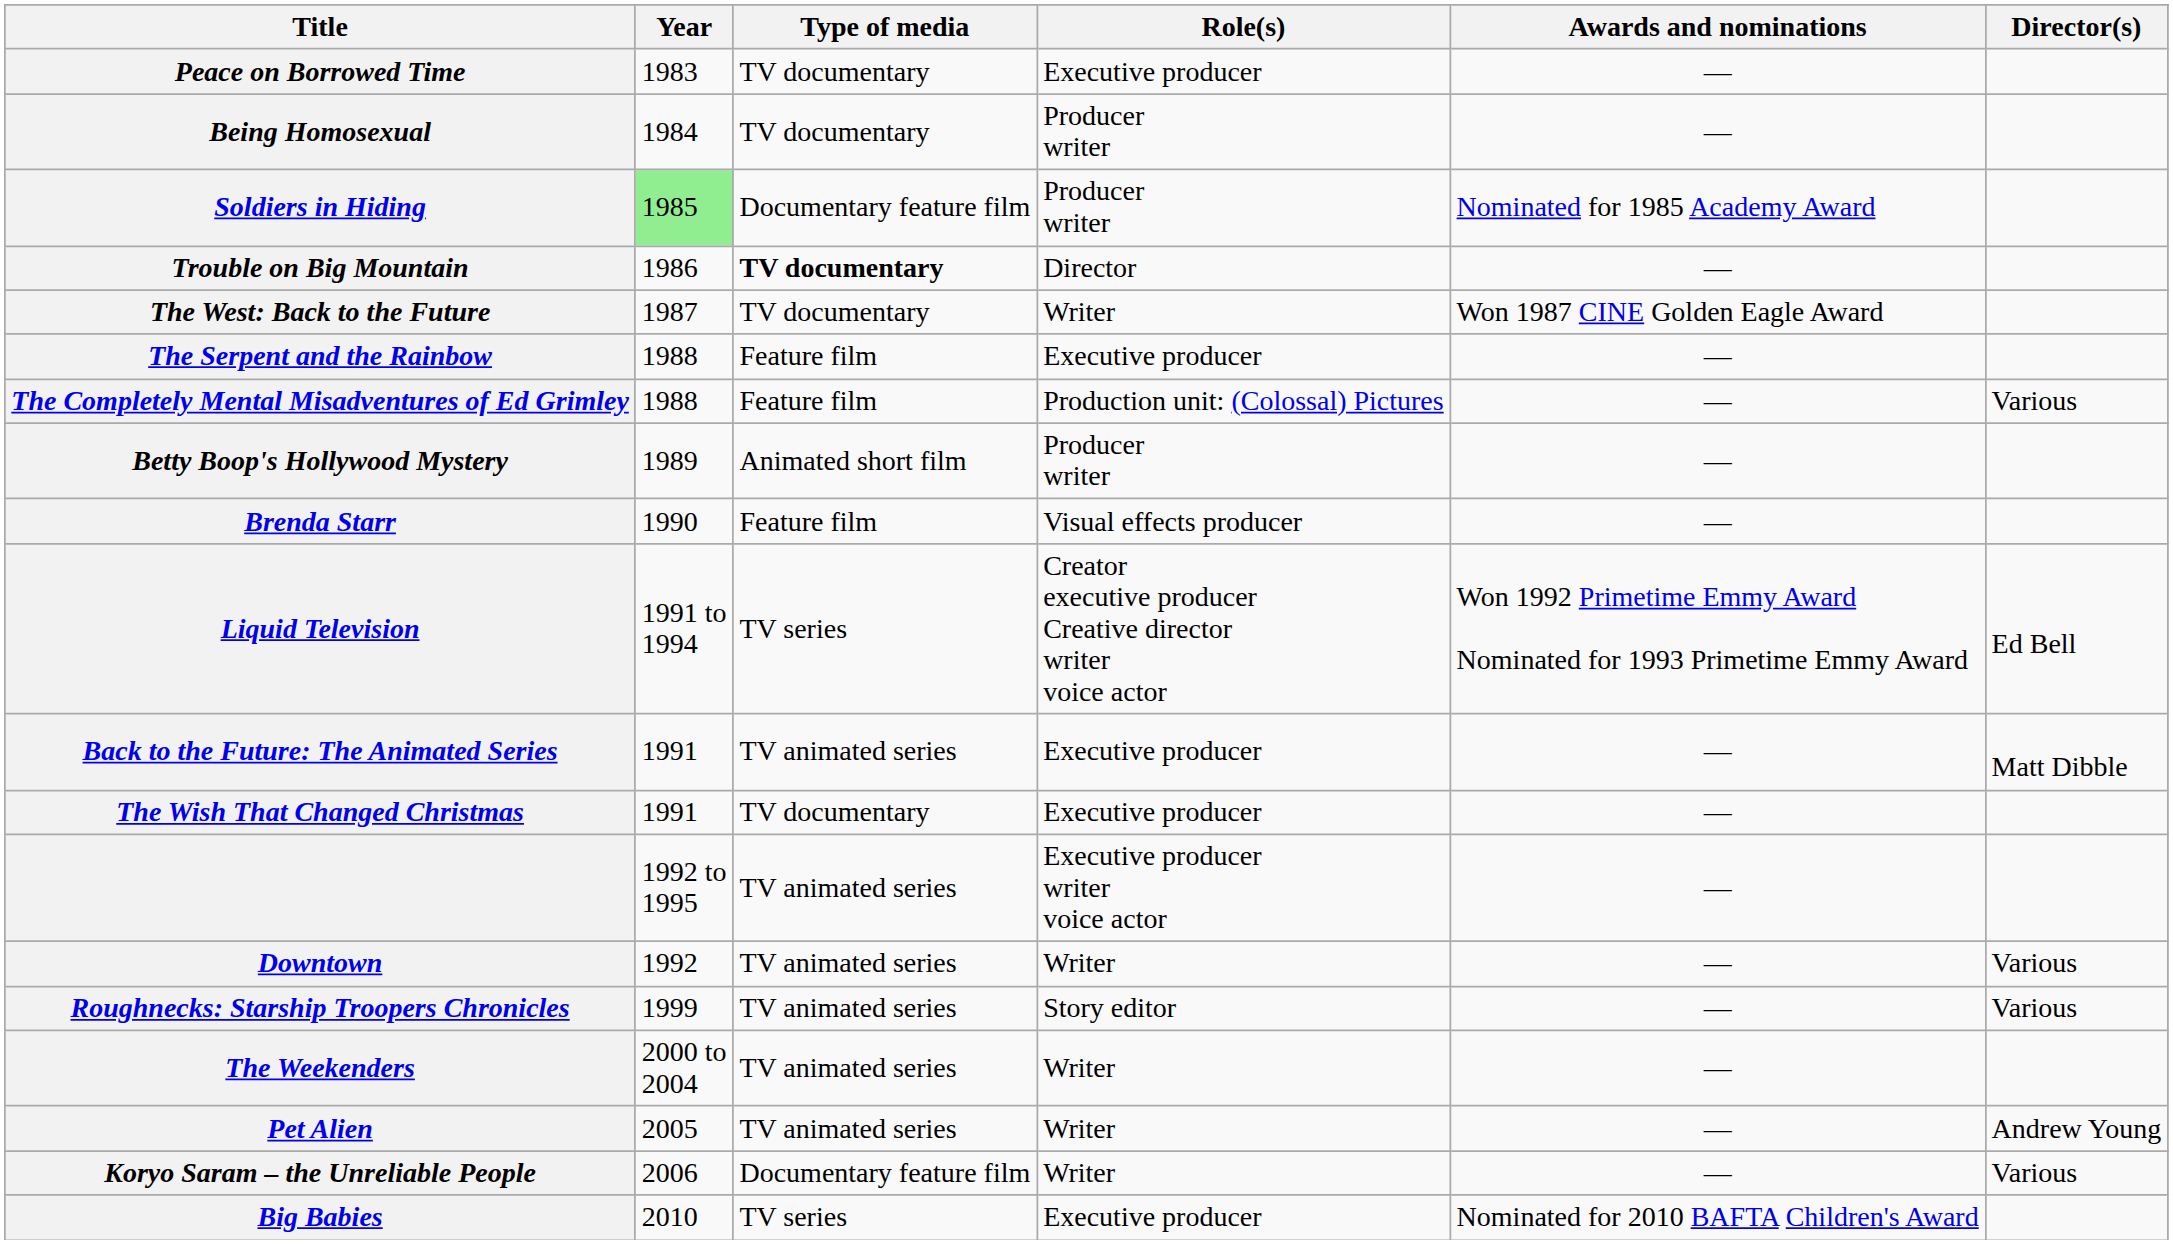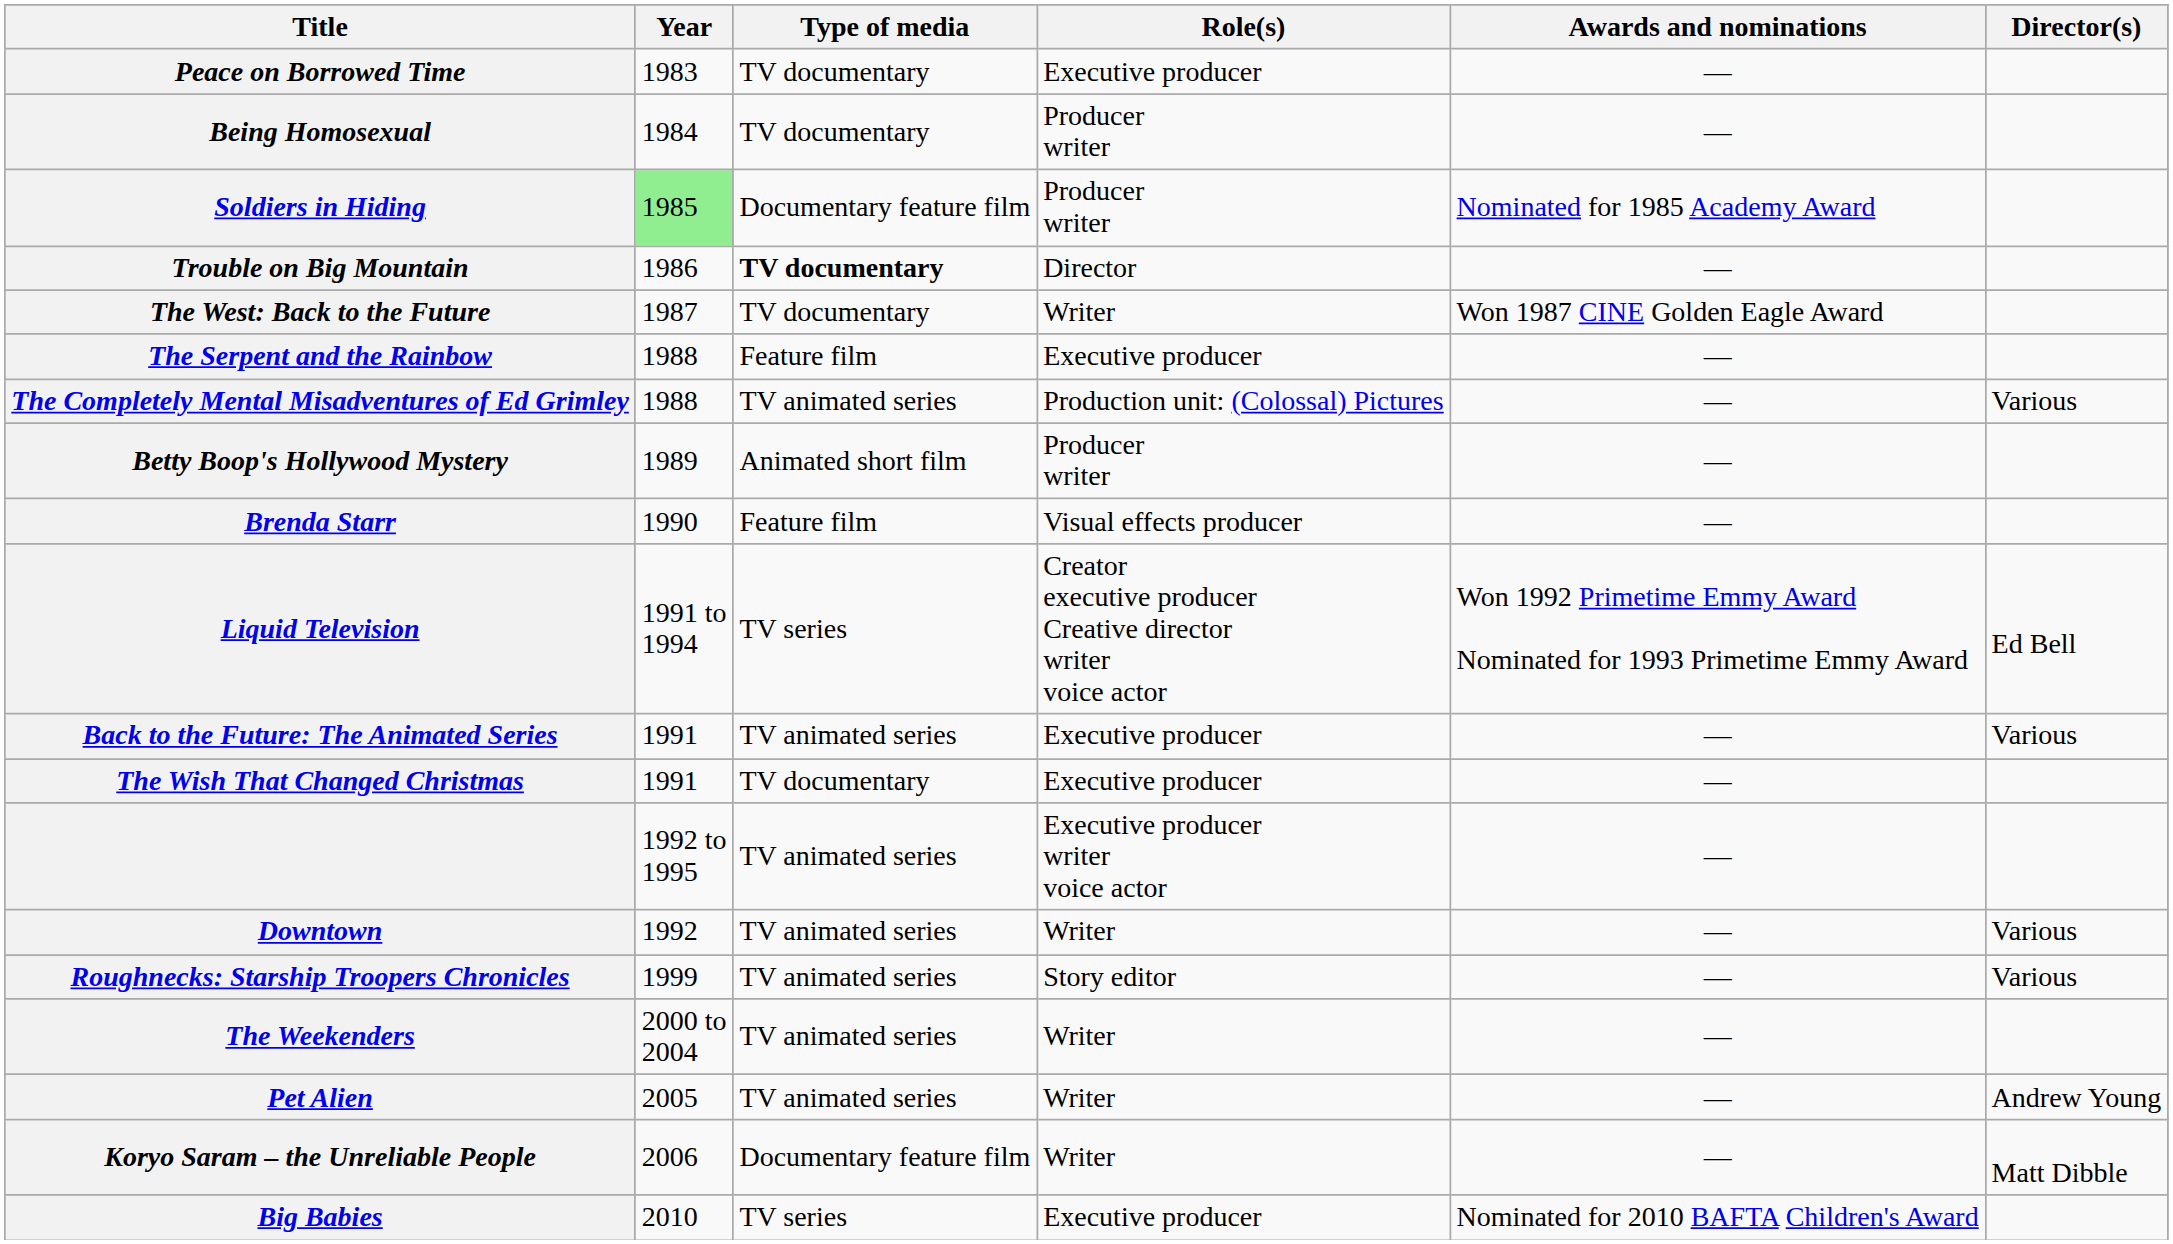(808, 400) Feature film -> (848, 400) TV animated series
(2060, 767) Matt Dibble -> (2034, 735) Various
(2034, 1172) Various -> (2060, 1172) Matt Dibble
